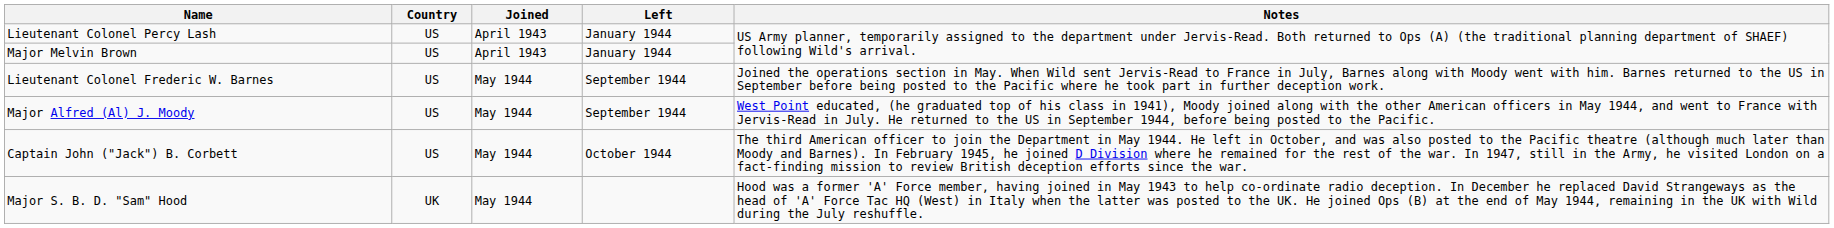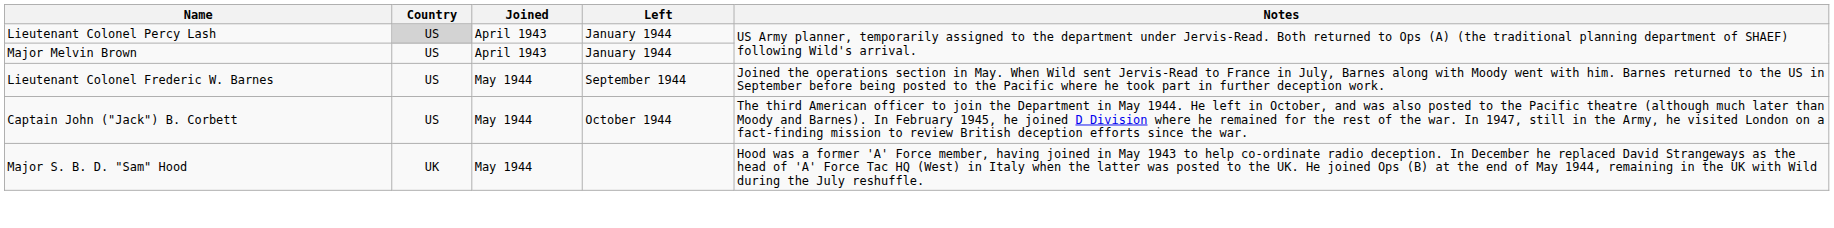(432, 34) no background -> (432, 34) lightgrey background
- row: (101, 113)
